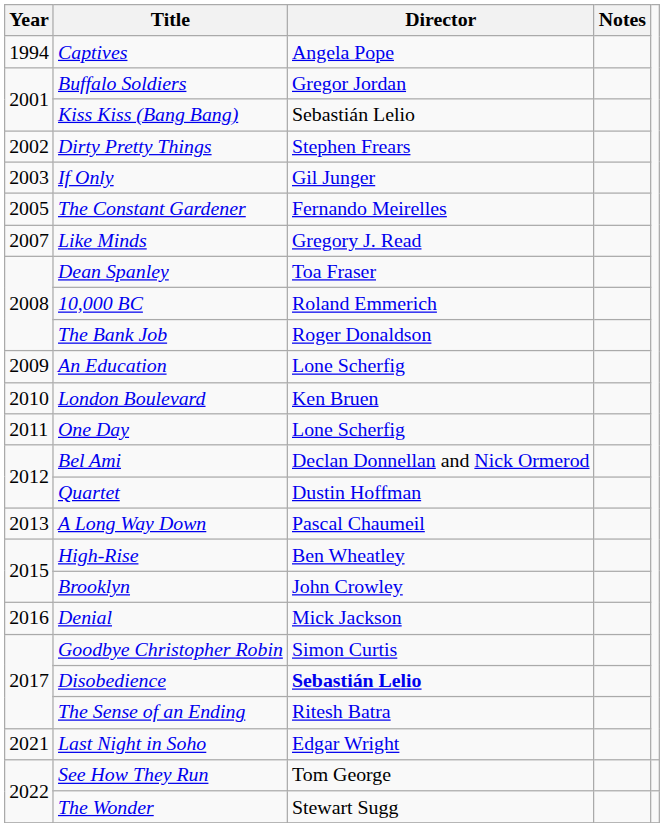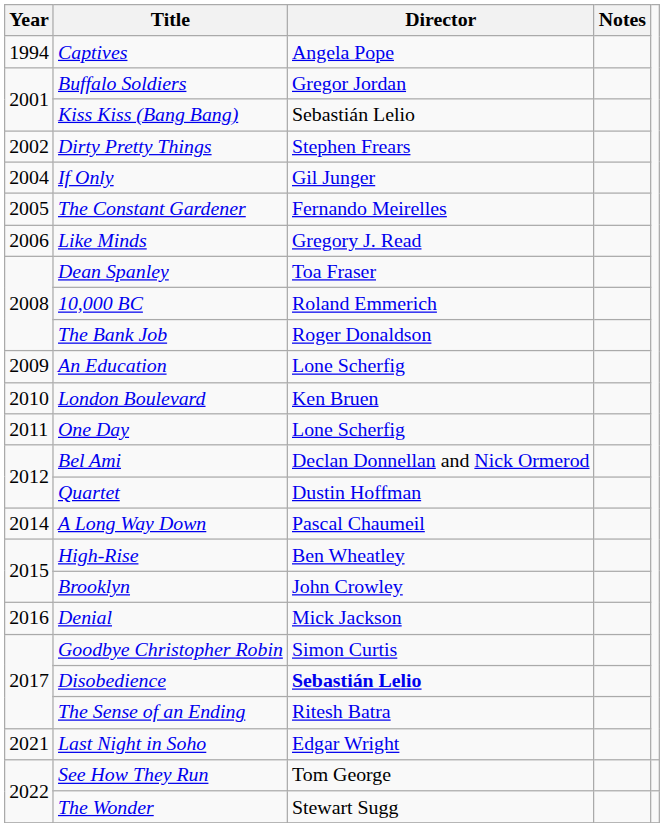(29, 177) 2003 -> (29, 177) 2004
(29, 240) 2007 -> (29, 240) 2006
(29, 523) 2013 -> (29, 523) 2014
